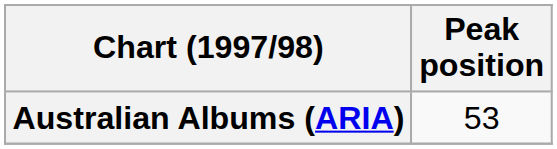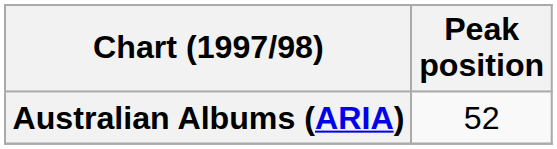(482, 117) 53 -> (482, 117) 52
